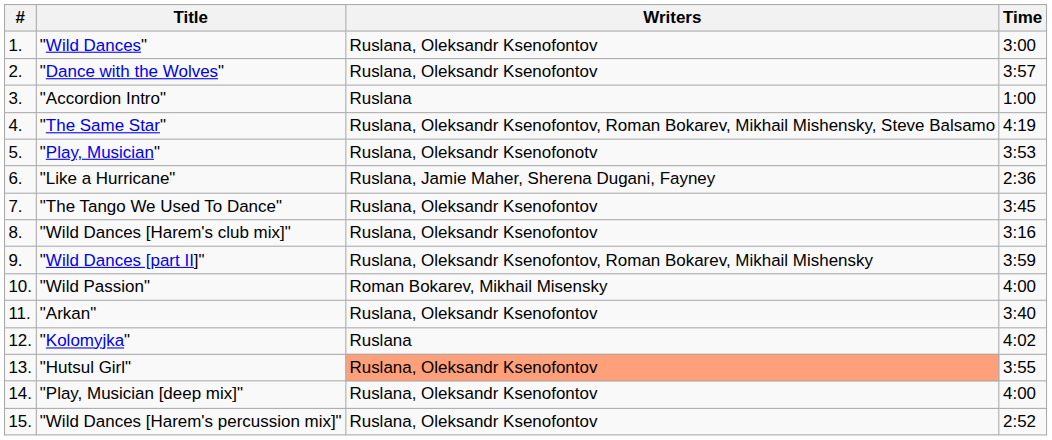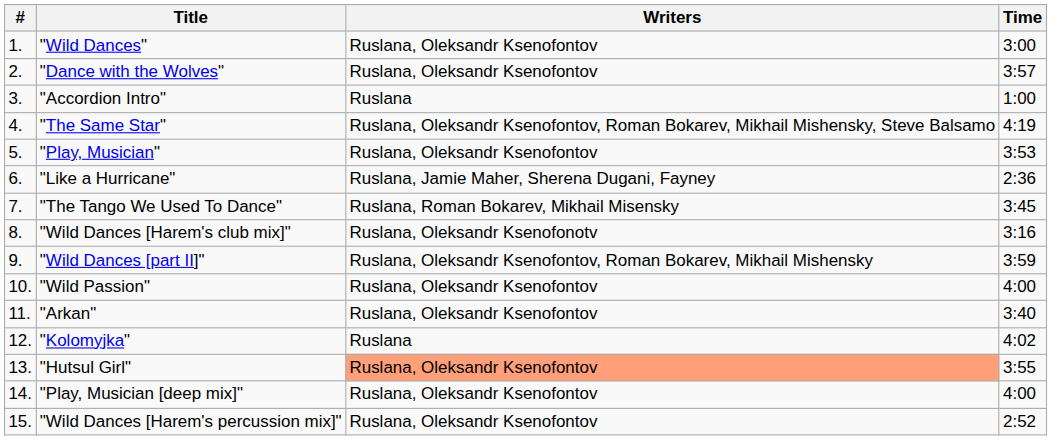(473, 152) Ruslana, Oleksandr Ksenofonotv -> (473, 152) Ruslana, Oleksandr Ksenofontov
(473, 206) Ruslana, Oleksandr Ksenofontov -> (514, 206) Ruslana, Roman Bokarev, Mikhail Misensky
(473, 233) Ruslana, Oleksandr Ksenofontov -> (473, 233) Ruslana, Oleksandr Ksenofonotv
(478, 286) Roman Bokarev, Mikhail Misensky -> (473, 286) Ruslana, Oleksandr Ksenofontov
